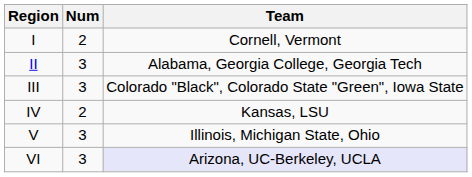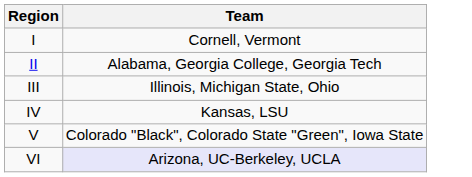- column: (83, 16)
(285, 87) Colorado "Black", Colorado State "Green", Iowa State -> (245, 87) Illinois, Michigan State, Ohio
(285, 135) Illinois, Michigan State, Ohio -> (245, 135) Colorado "Black", Colorado State "Green", Iowa State
